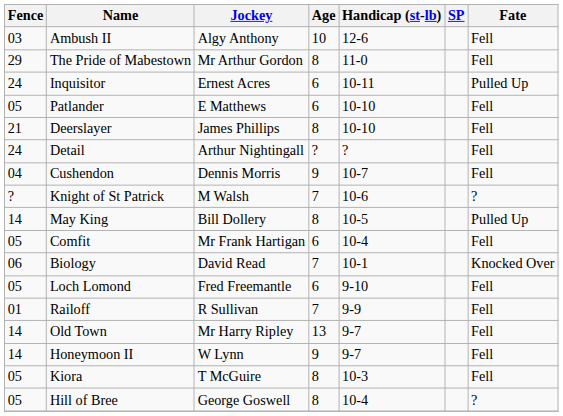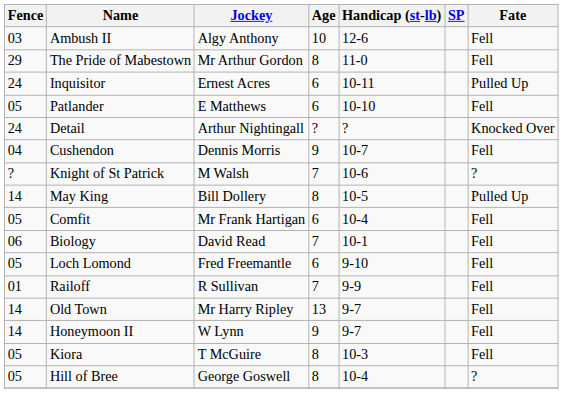- row: (81, 128)
(482, 151) Fell -> (513, 128) Knocked Over
(513, 264) Knocked Over -> (482, 241) Fell
